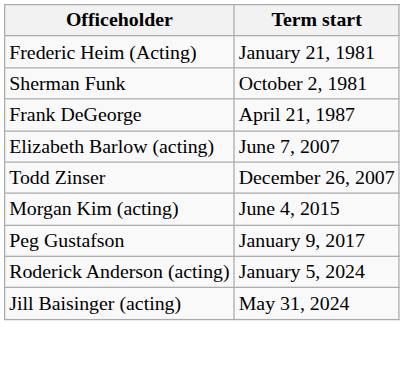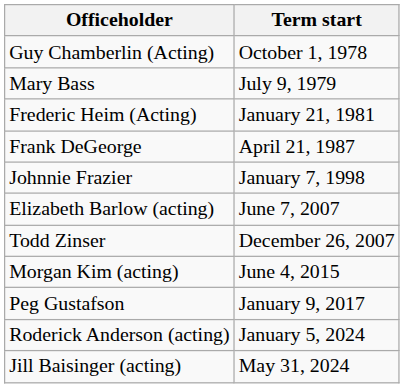+ row: (112, 51)
+ row: (52, 83)
- row: (67, 83)
+ row: (71, 177)
